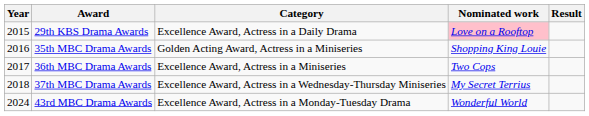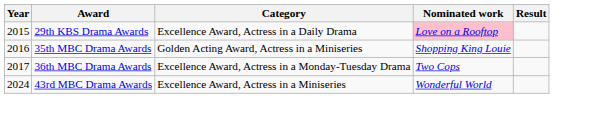(251, 66) Excellence Award, Actress in a Miniseries -> (284, 66) Excellence Award, Actress in a Monday-Tuesday Drama
- row: (93, 84)
(284, 102) Excellence Award, Actress in a Monday-Tuesday Drama -> (251, 84) Excellence Award, Actress in a Miniseries
